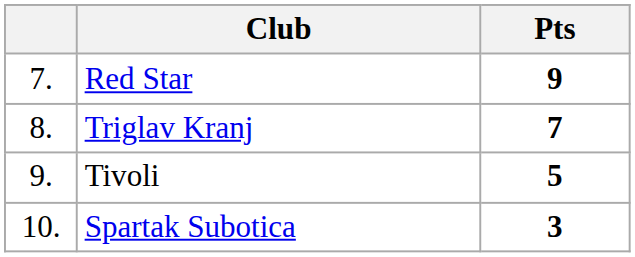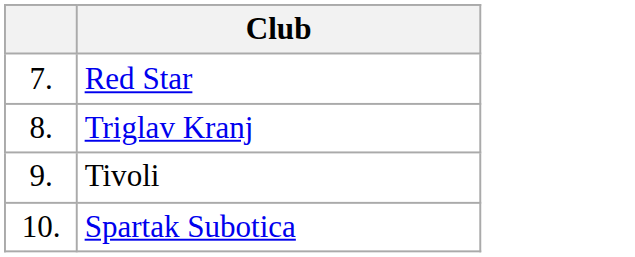- column: (555, 29)
